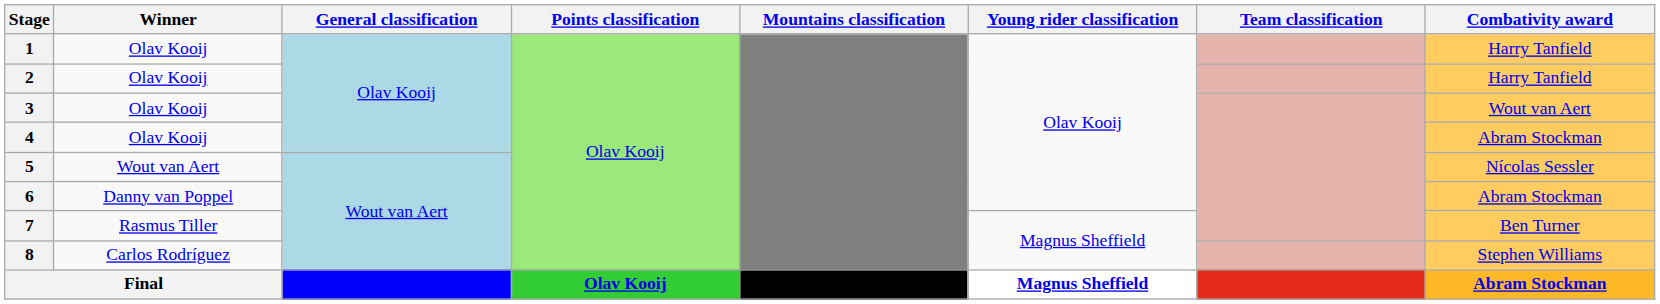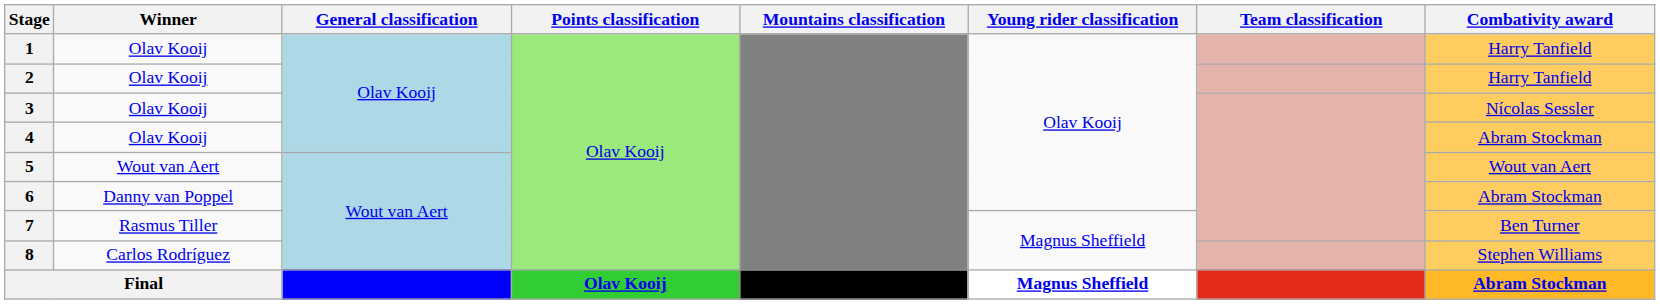(1540, 107) Wout van Aert -> (1540, 107) Nícolas Sessler
(1540, 166) Nícolas Sessler -> (1540, 166) Wout van Aert
